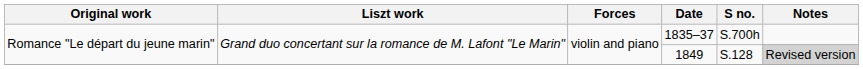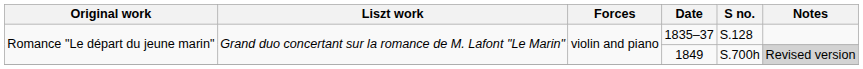(740, 34) S.700h -> (736, 34) S.128
(736, 54) S.128 -> (740, 54) S.700h
